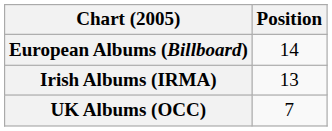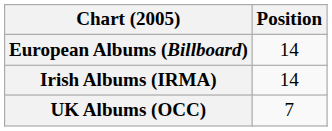(289, 79) 13 -> (289, 79) 14
